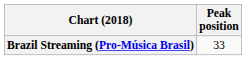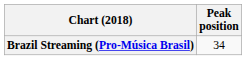(219, 45) 33 -> (219, 45) 34
